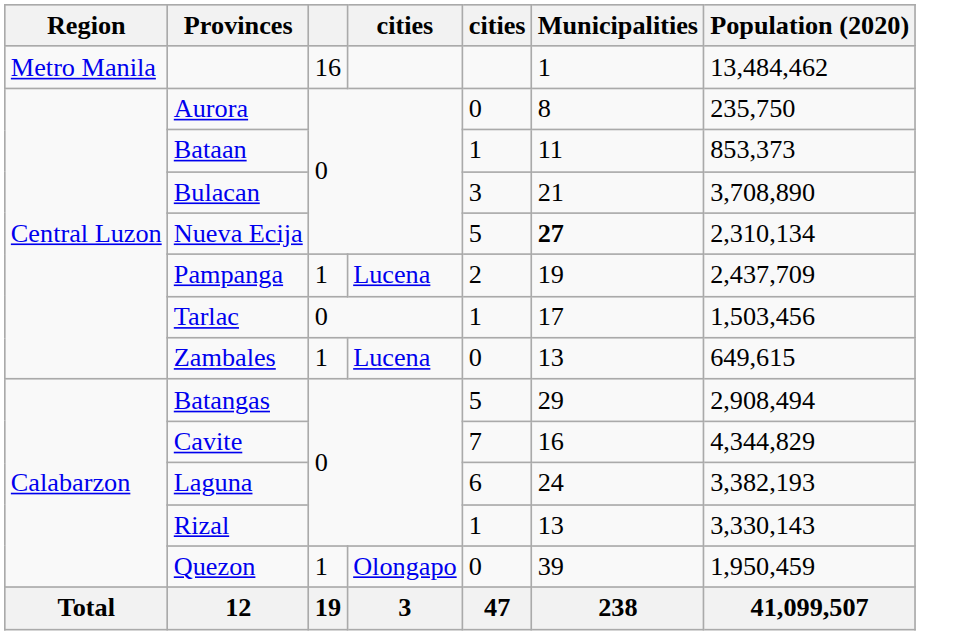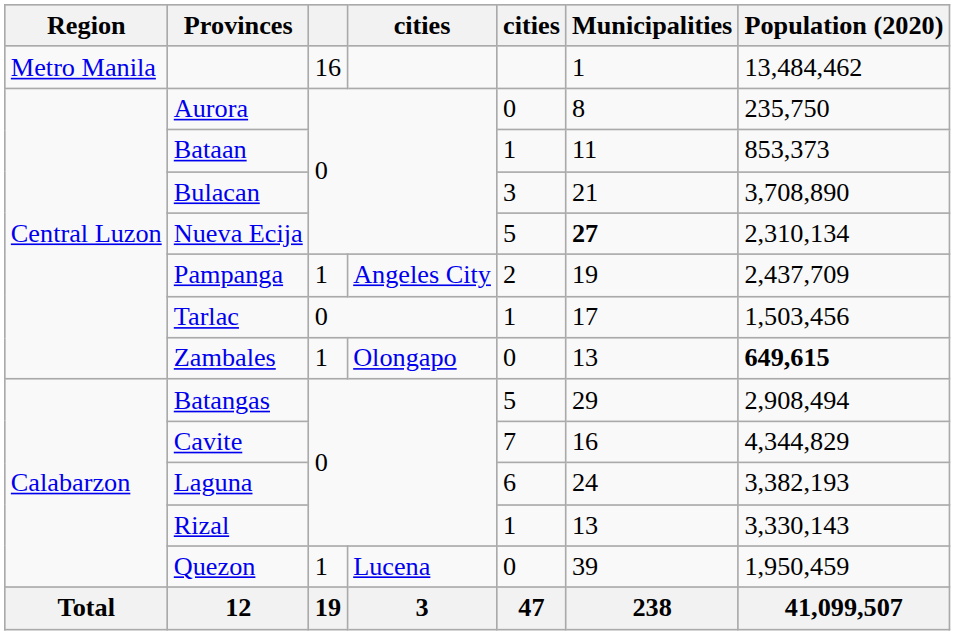(392, 274) Lucena -> (422, 274) Angeles City
(392, 358) Lucena -> (405, 358) Olongapo
(753, 358) normal -> (787, 358) bold
(405, 566) Olongapo -> (392, 566) Lucena
